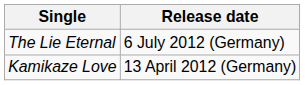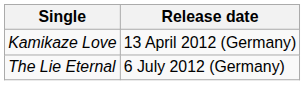rows swapped: (62, 67) <-> (62, 42)
